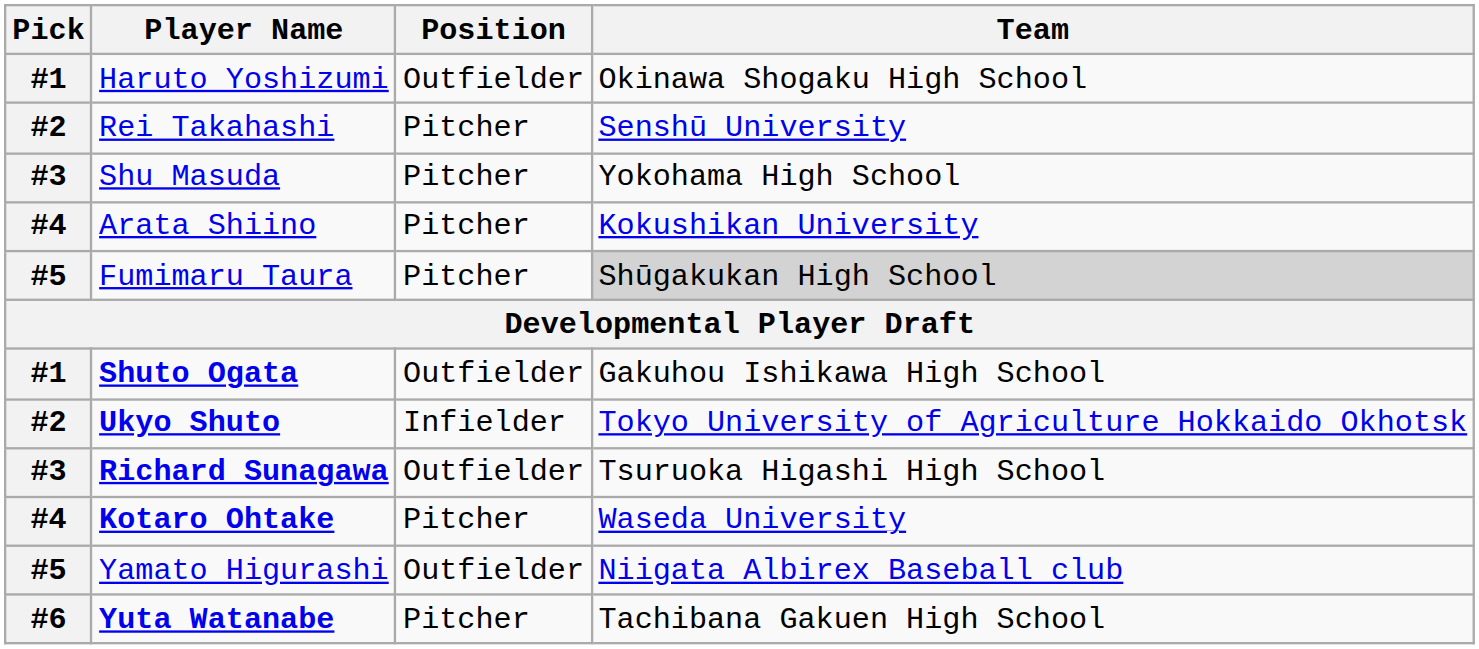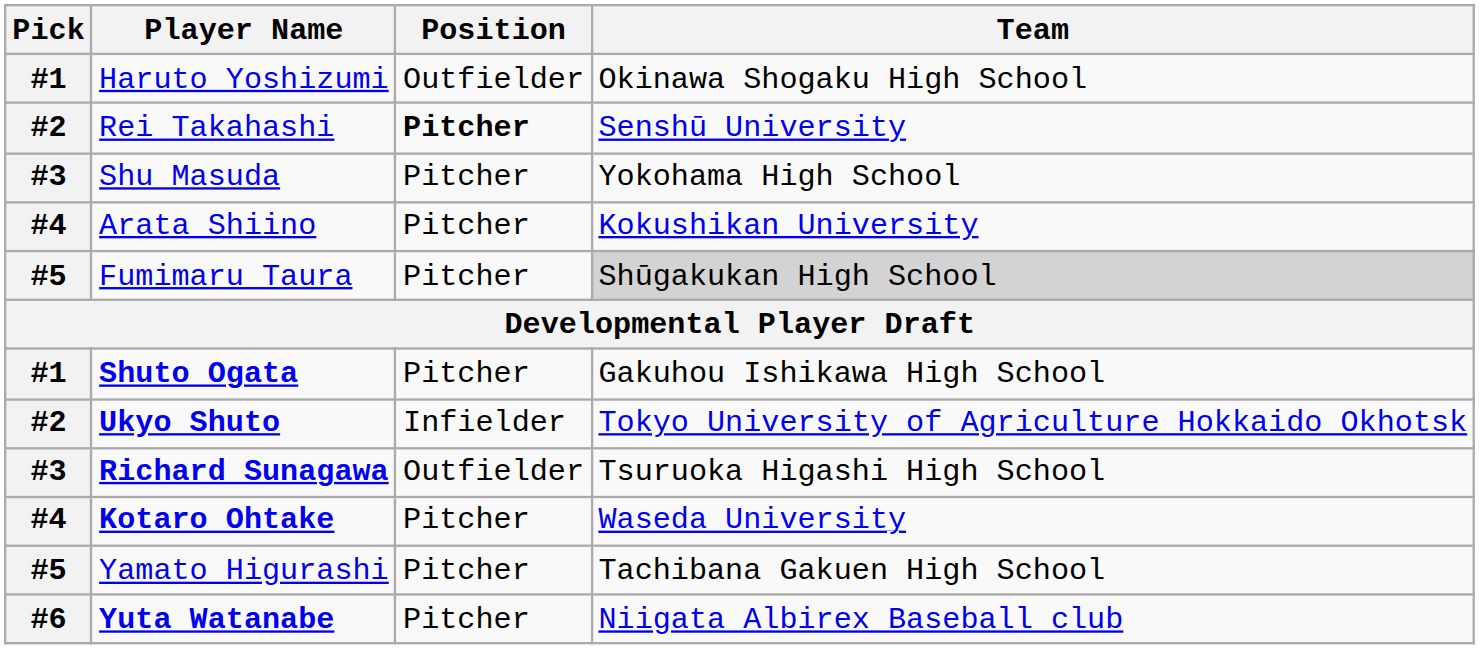(466, 128) normal -> (466, 128) bold
(494, 374) Outfielder -> (466, 374) Pitcher
(494, 570) Outfielder -> (466, 570) Pitcher
(861, 570) Niigata Albirex Baseball club -> (852, 570) Tachibana Gakuen High School
(852, 620) Tachibana Gakuen High School -> (861, 620) Niigata Albirex Baseball club
